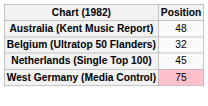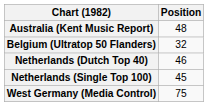+ row: (81, 61)
(181, 77) pink background -> (181, 93) no background
